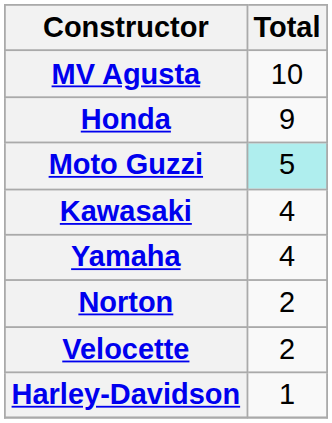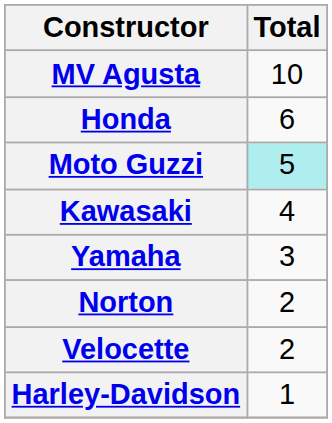(287, 119) 9 -> (287, 119) 6
(287, 257) 4 -> (287, 257) 3
